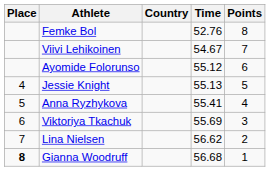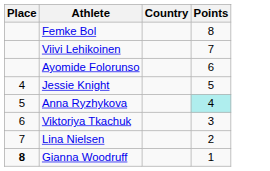- column: (208, 13)
(245, 103) no background -> (211, 103) paleturquoise background
